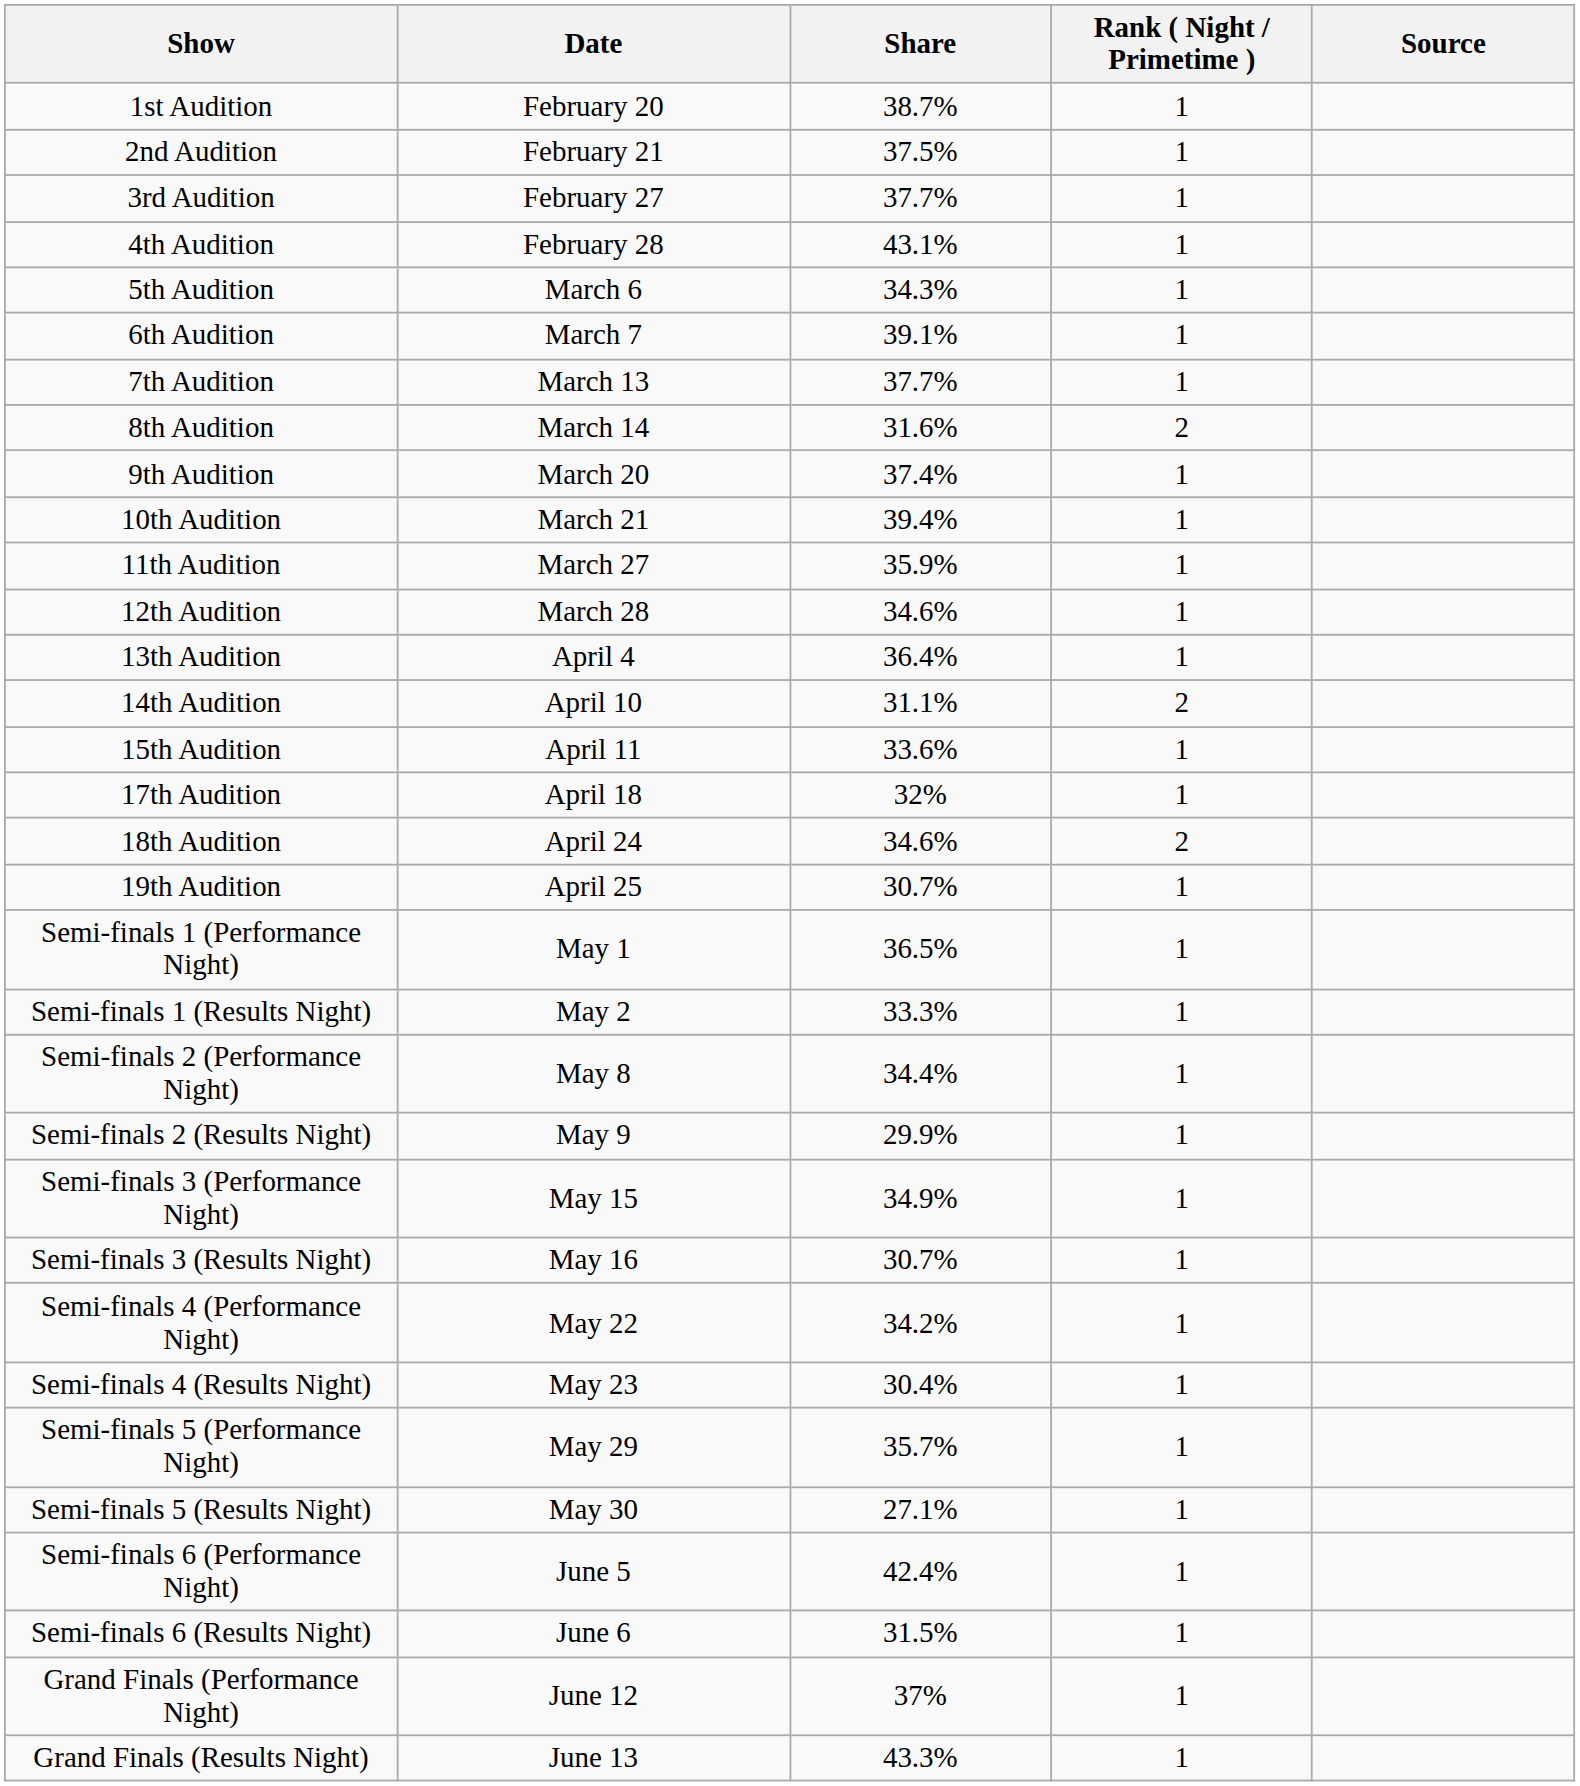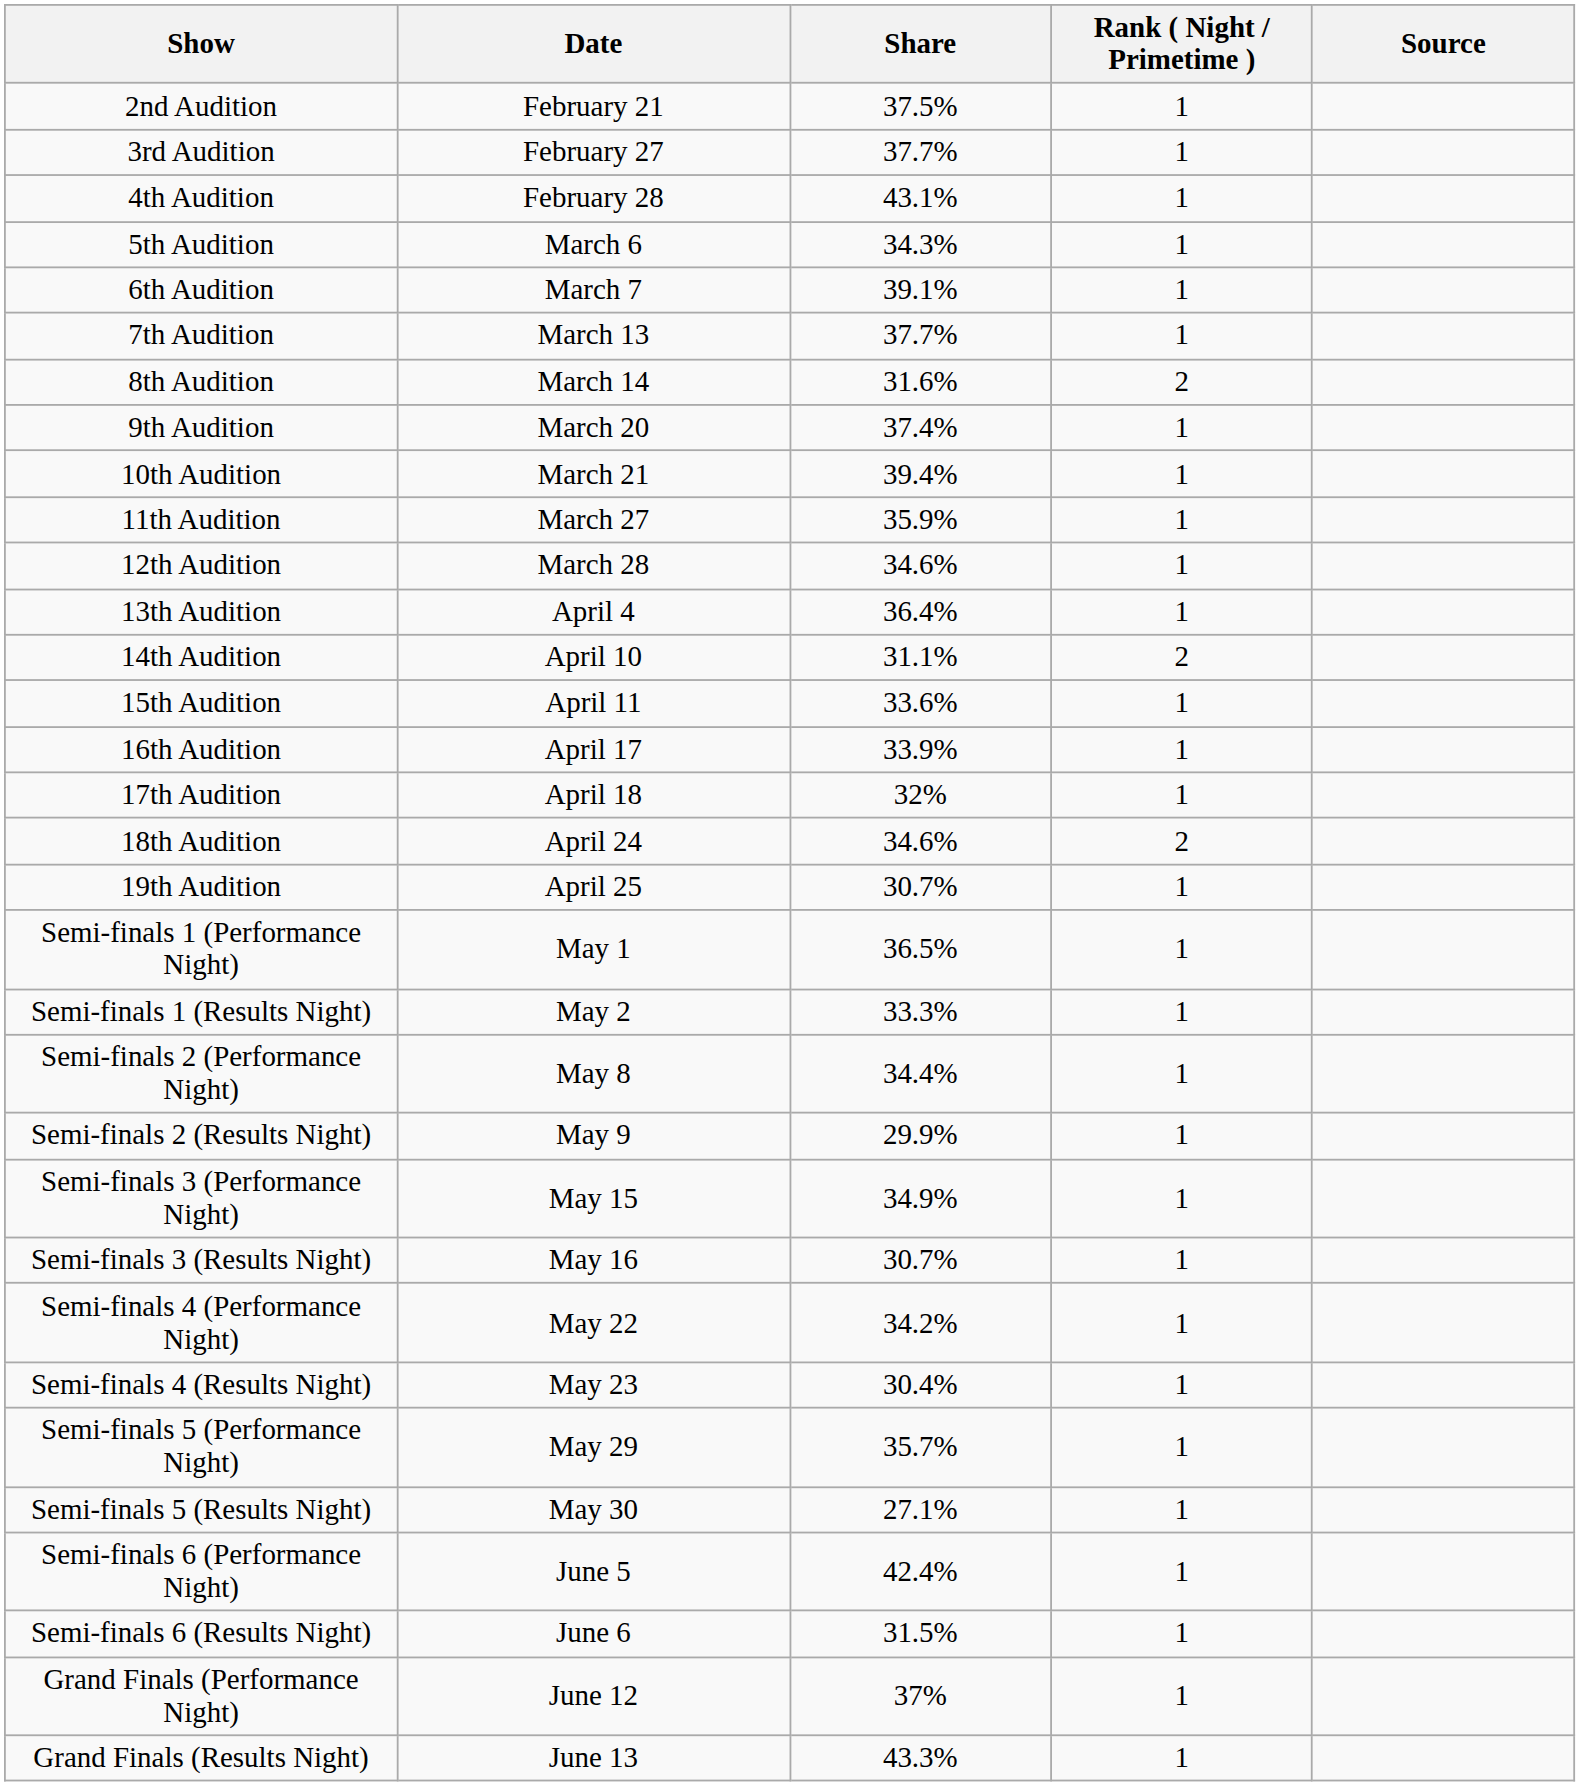- row: (201, 105)
+ row: (201, 748)
